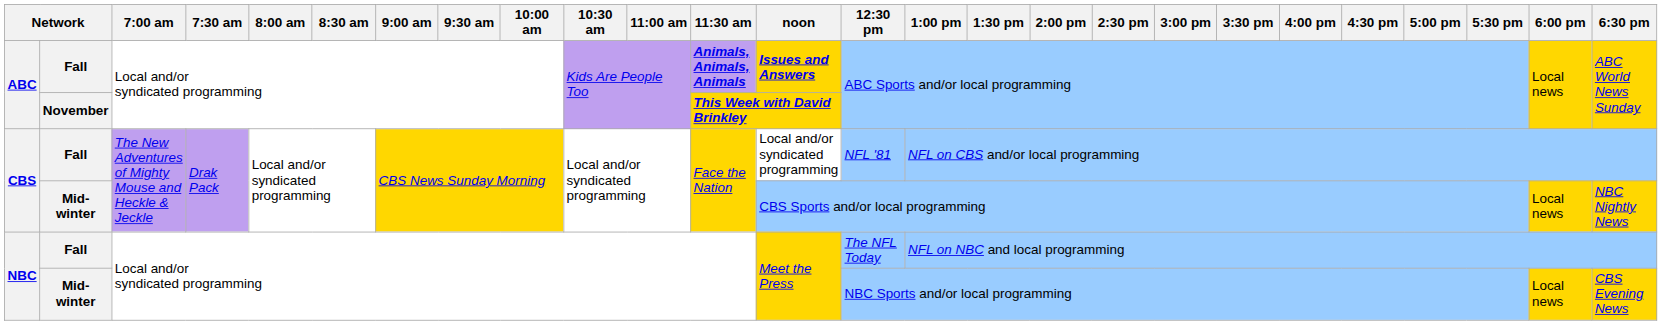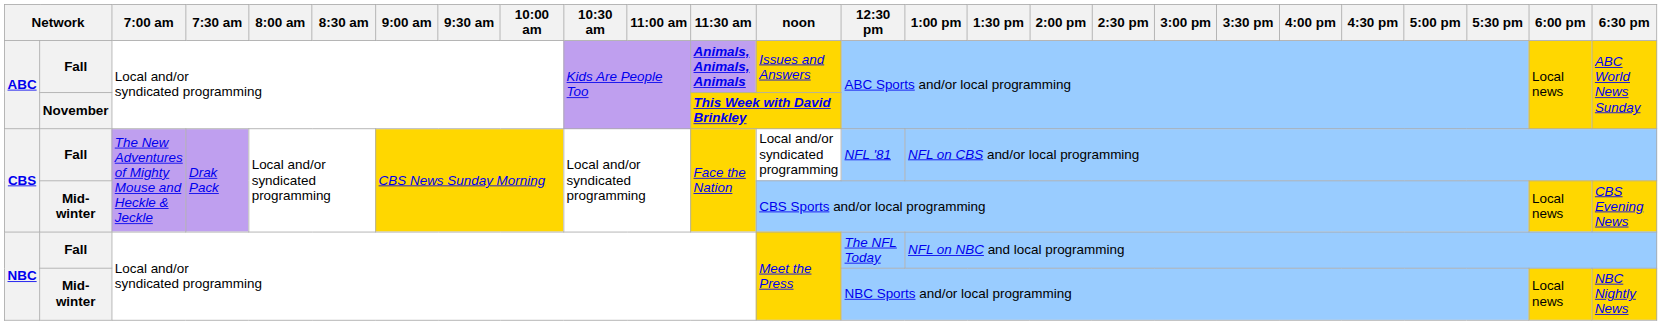(794, 66) bold -> (792, 66) normal
(1615, 206) NBC Nightly News -> (1619, 206) CBS Evening News
(1619, 294) CBS Evening News -> (1615, 294) NBC Nightly News
